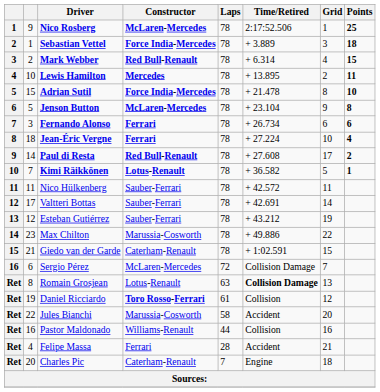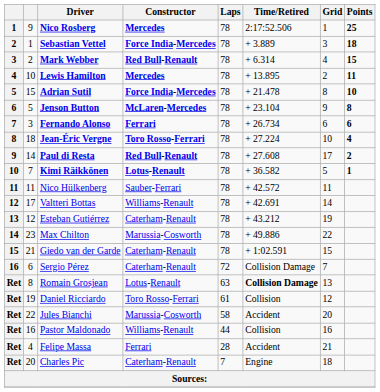(166, 27) McLaren-Mercedes -> (145, 27) Mercedes
(140, 139) Ferrari -> (165, 139) Toro Rosso-Ferrari
(153, 203) Sauber-Ferrari -> (159, 203) Williams-Renault
(153, 219) Sauber-Ferrari -> (161, 219) Caterham-Renault
(163, 266) McLaren-Mercedes -> (161, 266) Caterham-Renault
(165, 298) bold -> (162, 298) normal
